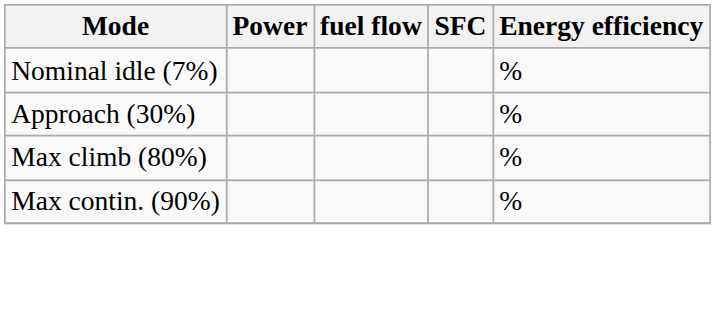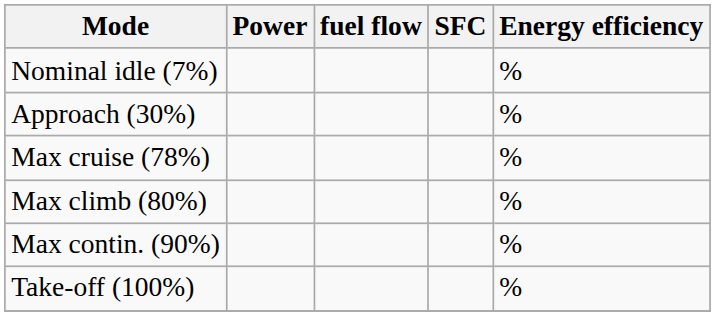+ row: (111, 157)
+ row: (103, 288)
